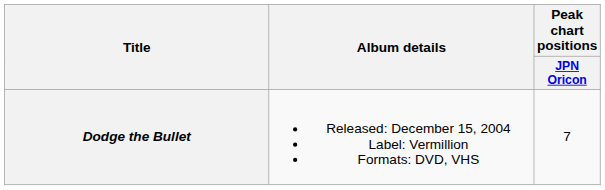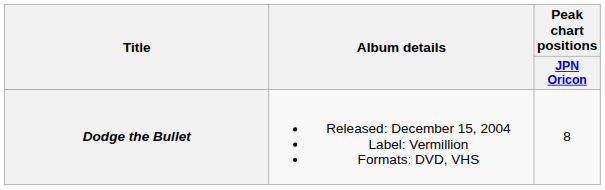(567, 136) 7 -> (567, 136) 8
